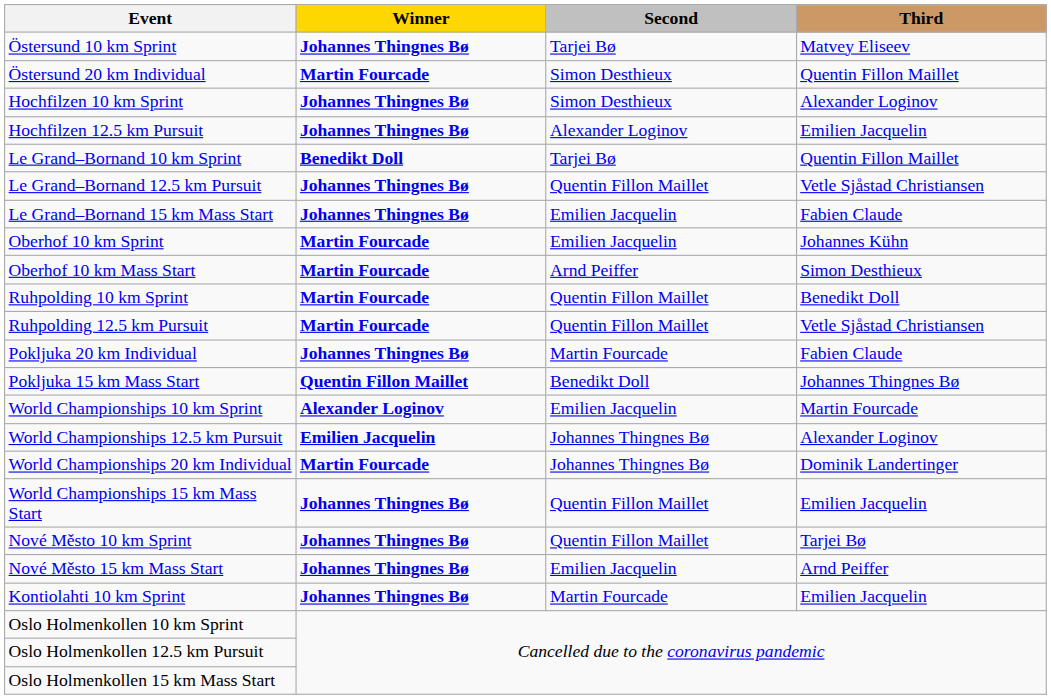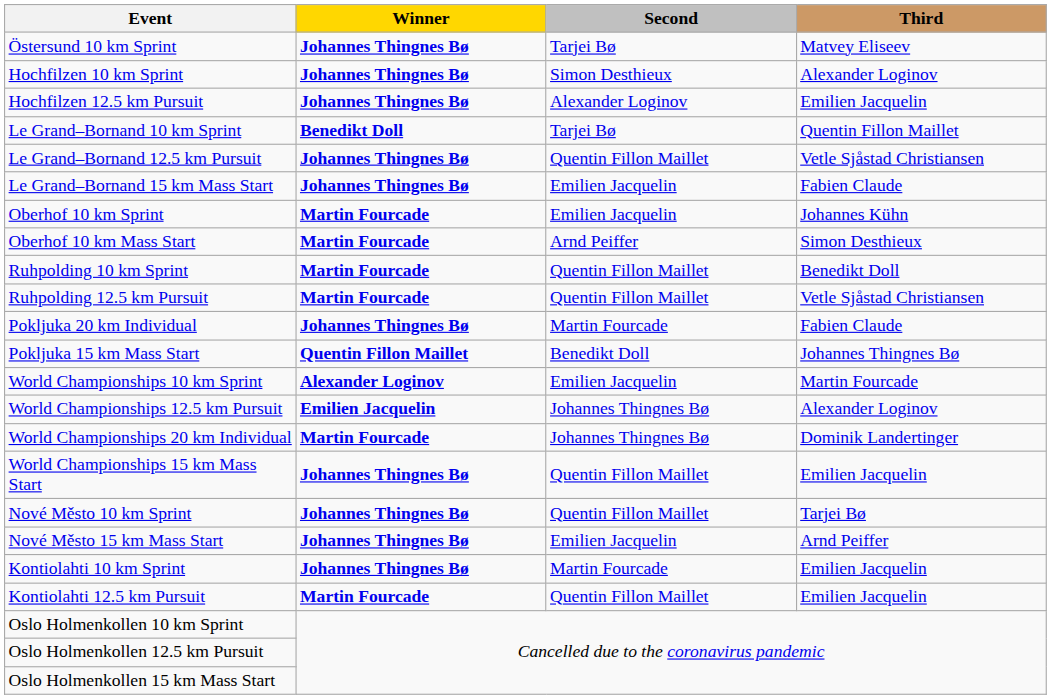- row: (107, 74)
+ row: (107, 596)
